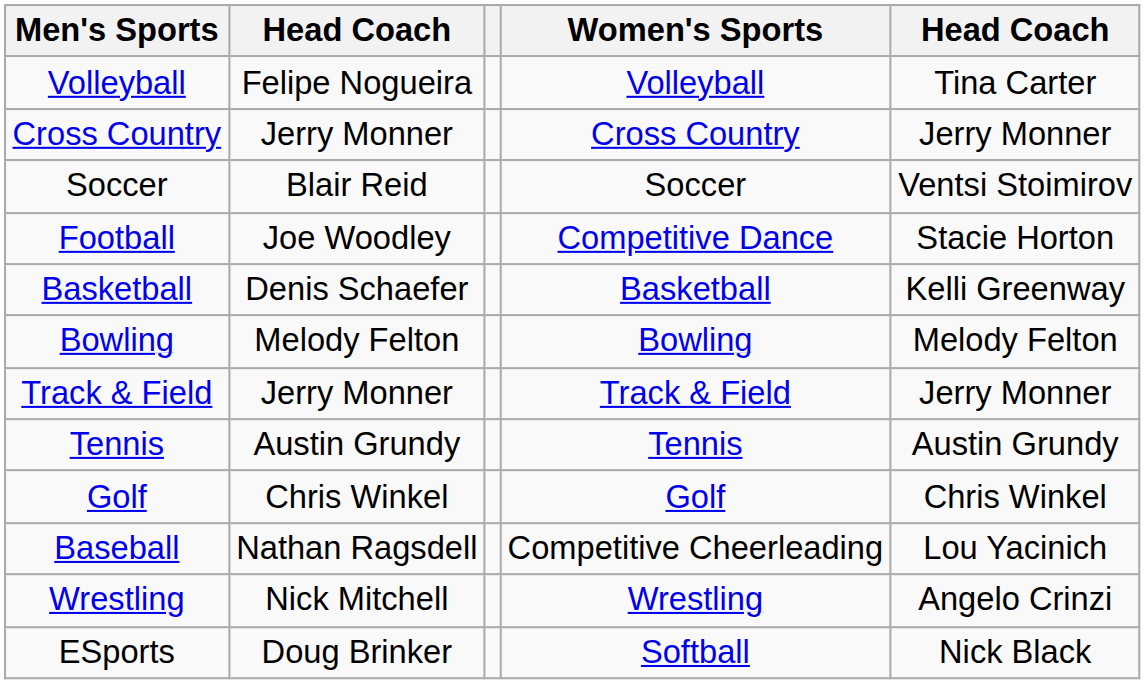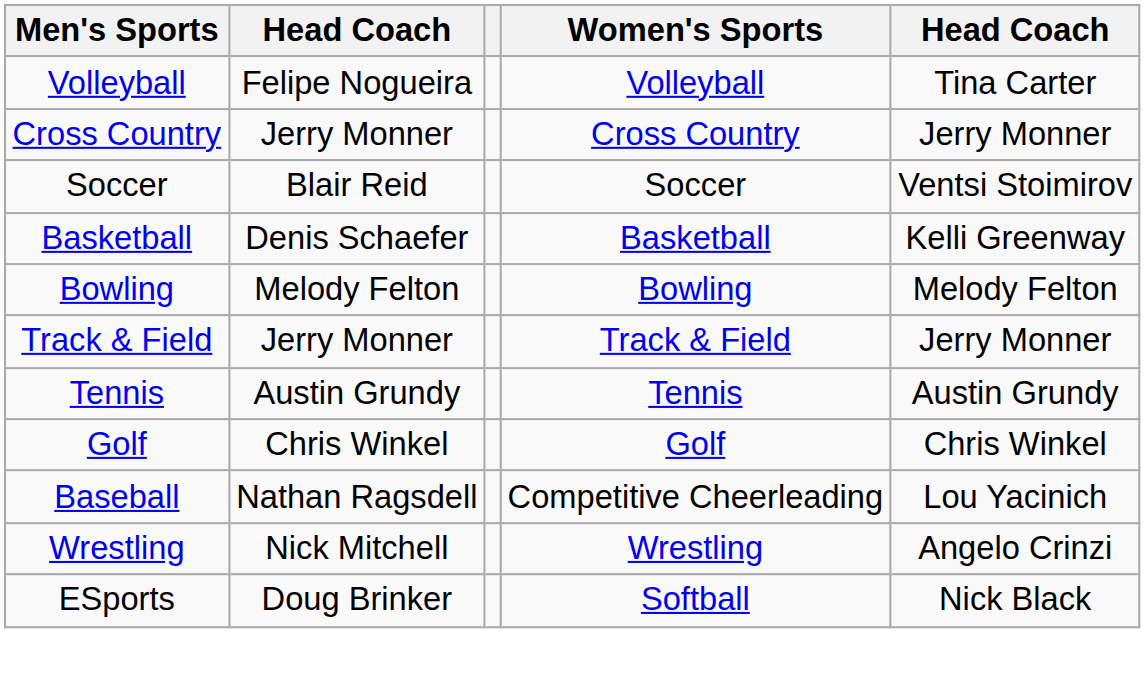- row: (117, 237)
